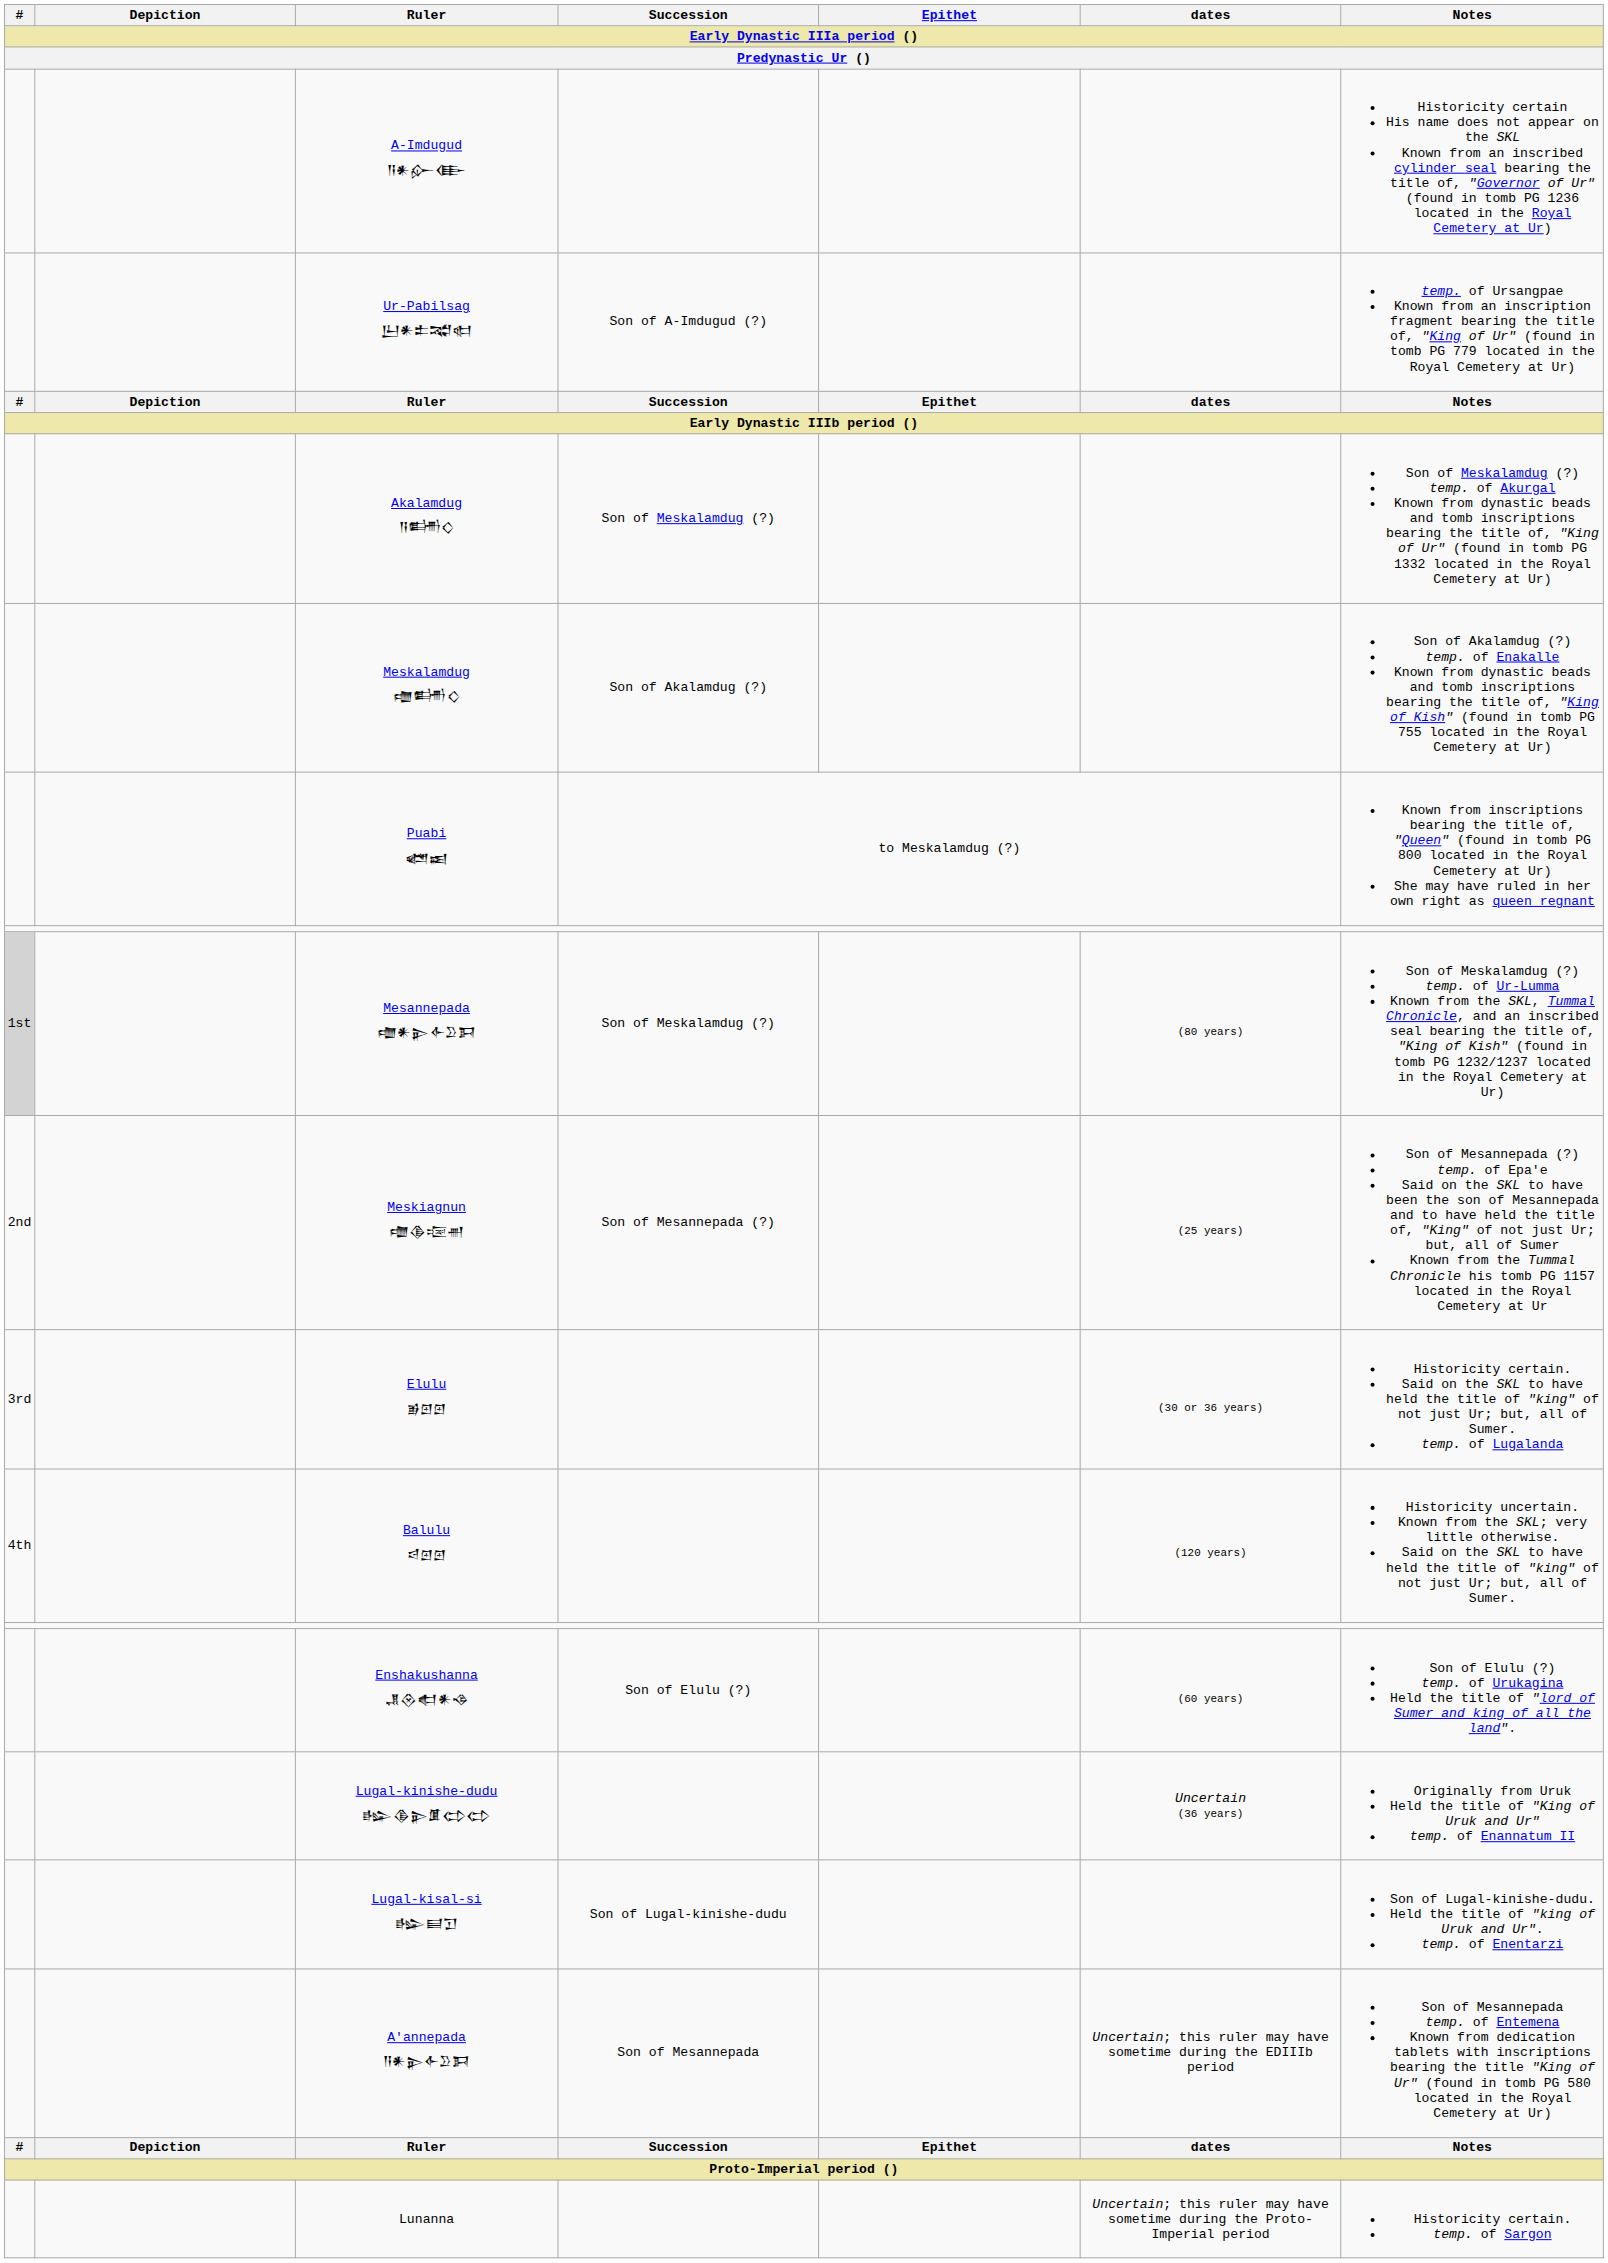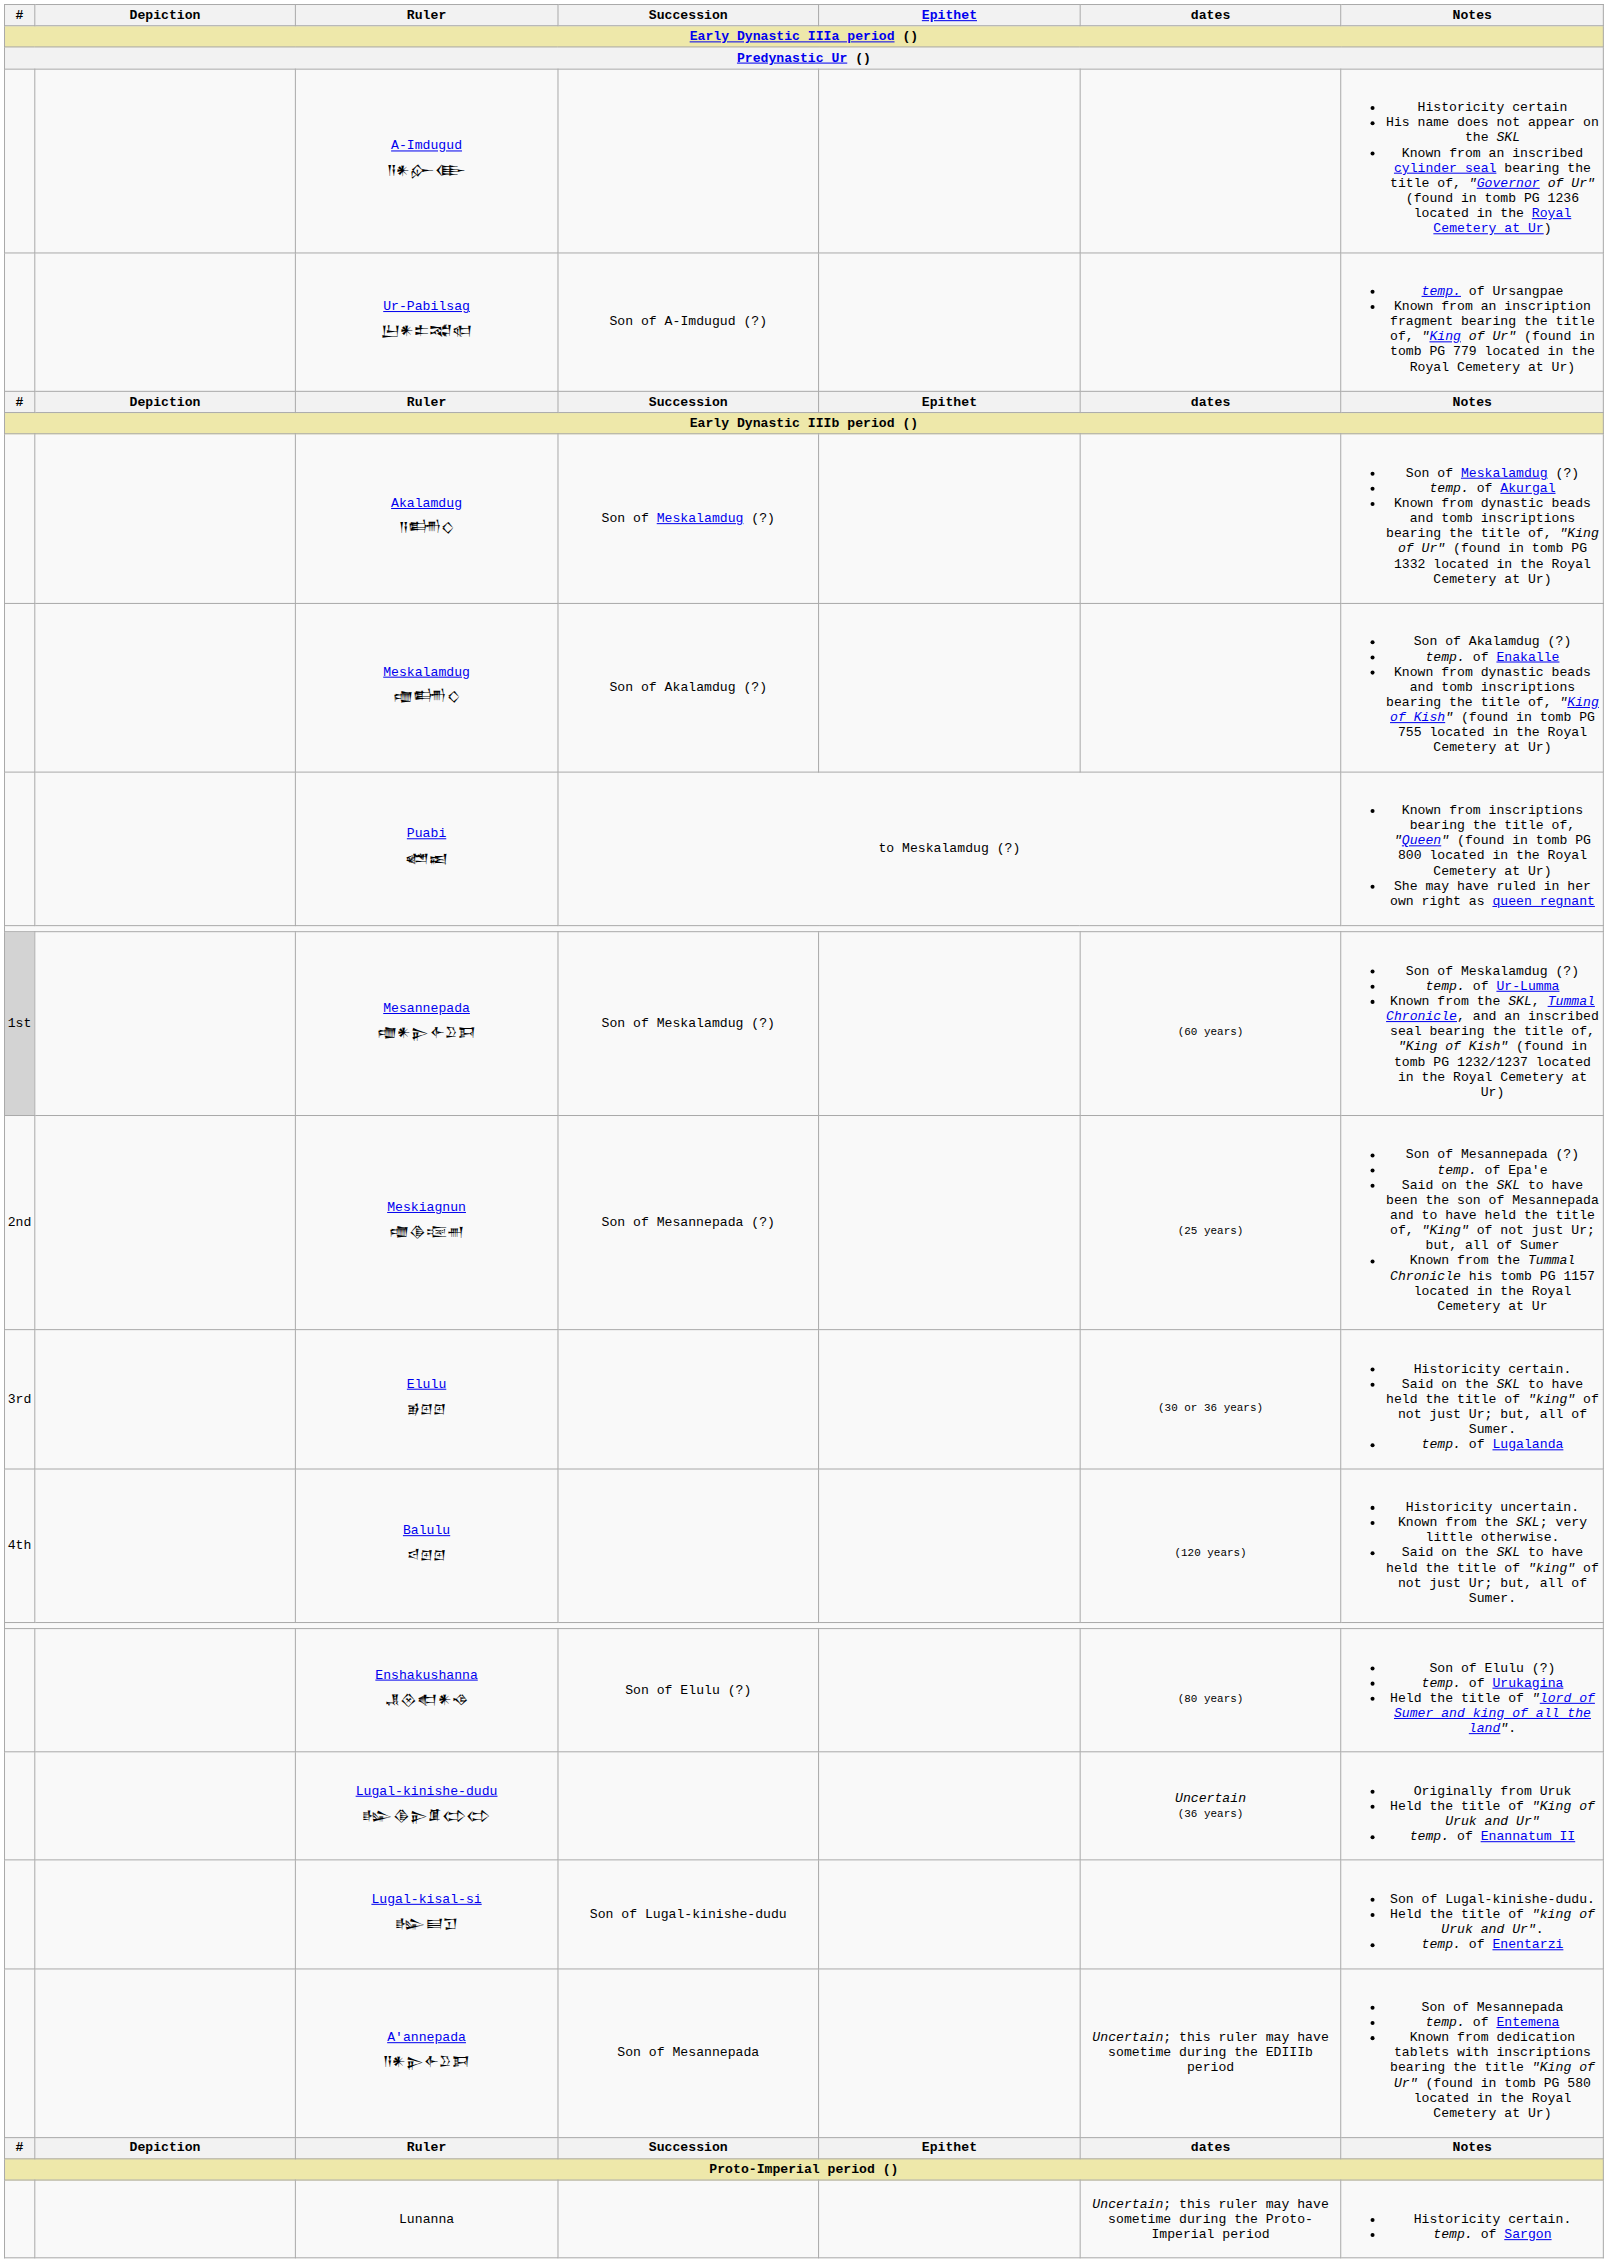(1211, 1032) (80 years) -> (1211, 1032) (60 years)
(1211, 1698) (60 years) -> (1211, 1698) (80 years)
